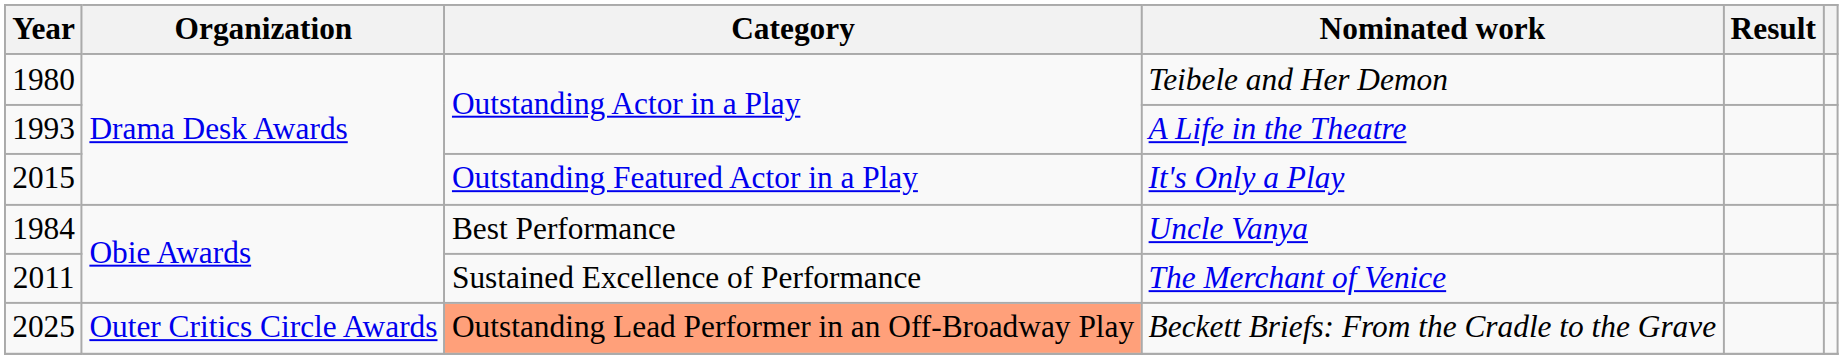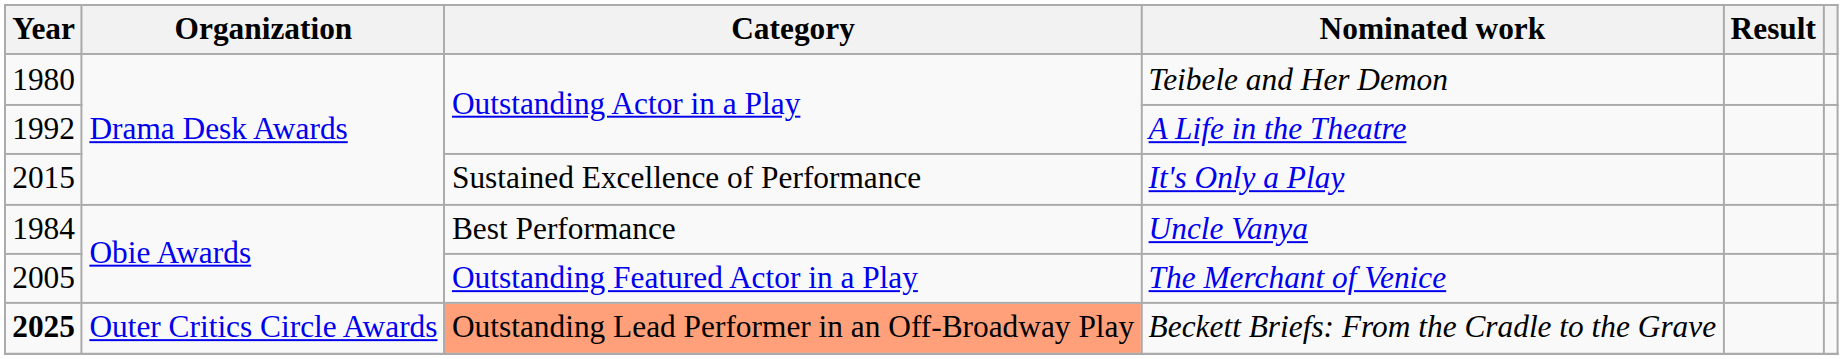(44, 128) 1993 -> (44, 128) 1992
(685, 178) Outstanding Featured Actor in a Play -> (687, 178) Sustained Excellence of Performance
(44, 278) 2011 -> (44, 278) 2005
(687, 278) Sustained Excellence of Performance -> (685, 278) Outstanding Featured Actor in a Play
(44, 327) normal -> (44, 327) bold
